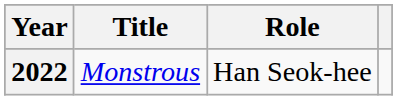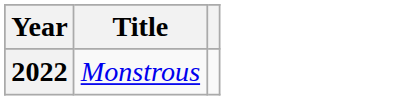- column: (292, 26)
